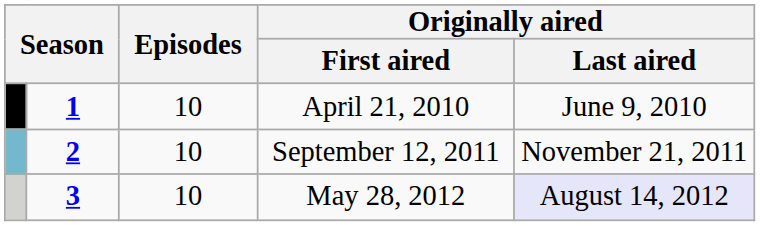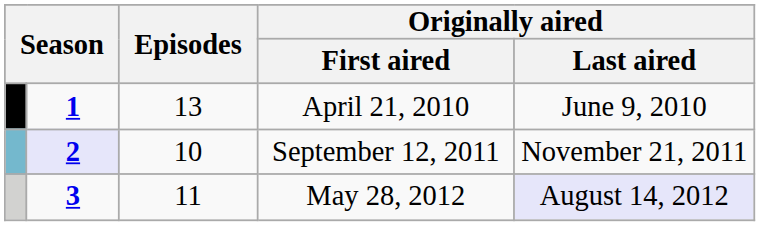(188, 106) 10 -> (188, 106) 13
(73, 151) no background -> (73, 151) lavender background
(188, 196) 10 -> (188, 196) 11
